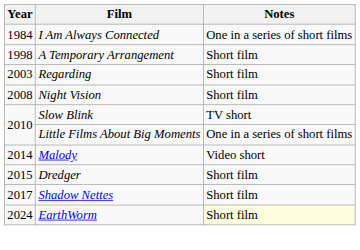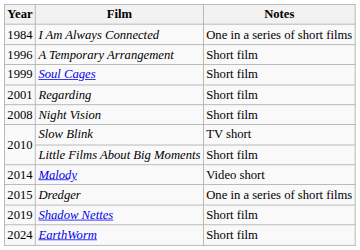(20, 54) 1998 -> (20, 54) 1996
+ row: (67, 74)
(20, 74) 2003 -> (20, 94) 2001
(279, 134) One in a series of short films -> (232, 154) Short film
(232, 174) Short film -> (279, 194) One in a series of short films
(20, 194) 2017 -> (20, 214) 2019
(232, 214) lightyellow background -> (232, 235) no background
